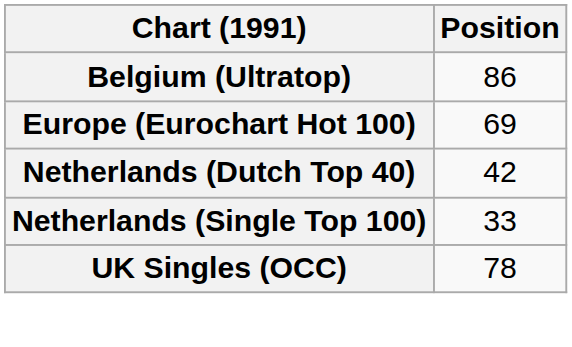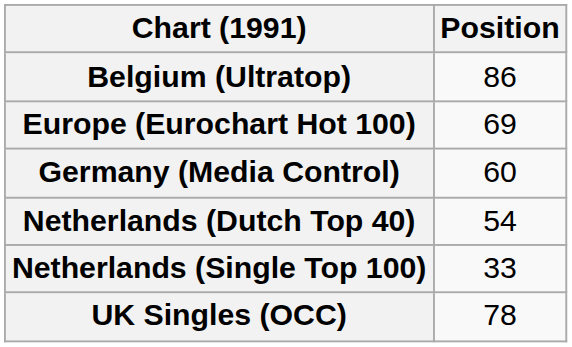+ row: (219, 172)
(500, 172) 42 -> (500, 220) 54
